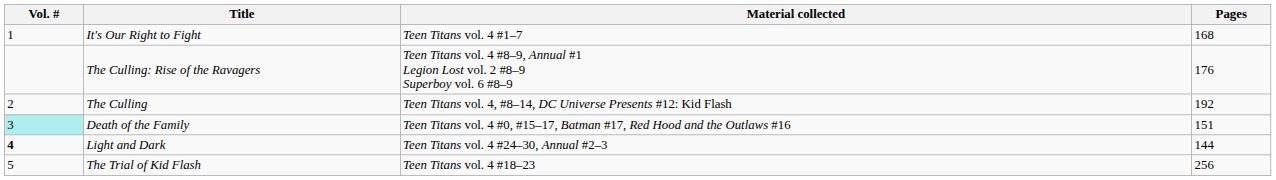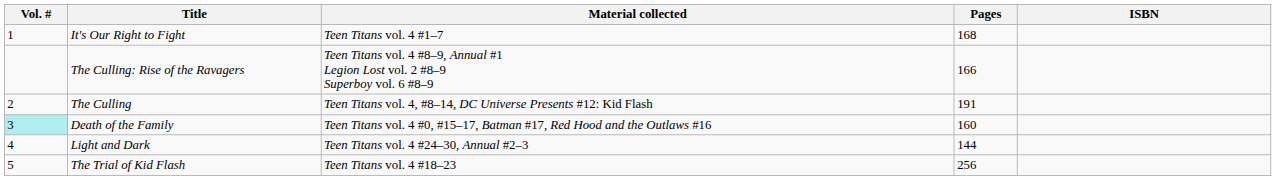+ column: (1144, 14)
(1204, 69) 176 -> (967, 69) 166
(1204, 104) 192 -> (967, 104) 191
(1204, 124) 151 -> (967, 124) 160
(11, 144) bold -> (11, 144) normal
